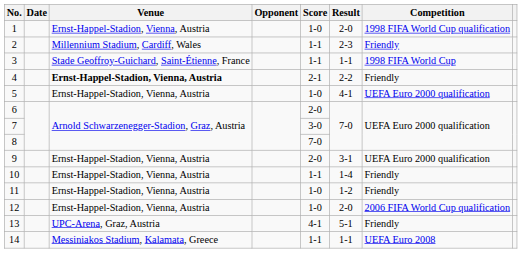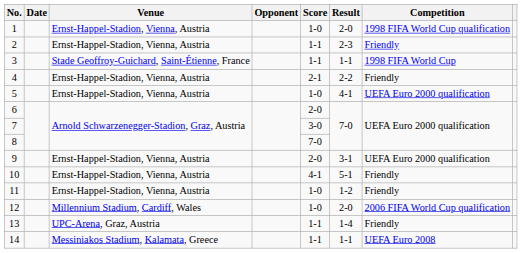(126, 45) Millennium Stadium, Cardiff, Wales -> (131, 45) Ernst-Happel-Stadion, Vienna, Austria
(137, 77) bold -> (131, 77) normal
(315, 175) 1-1 -> (315, 175) 4-1
(346, 175) 1-4 -> (346, 175) 5-1
(131, 207) Ernst-Happel-Stadion, Vienna, Austria -> (126, 207) Millennium Stadium, Cardiff, Wales
(315, 223) 4-1 -> (315, 223) 1-1
(346, 223) 5-1 -> (346, 223) 1-4
